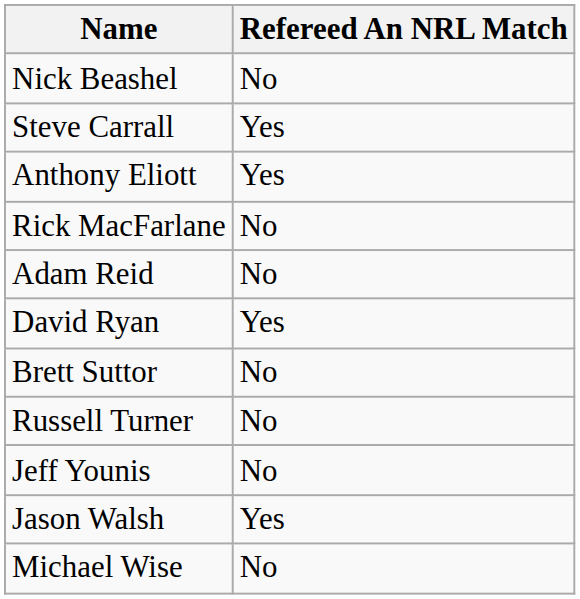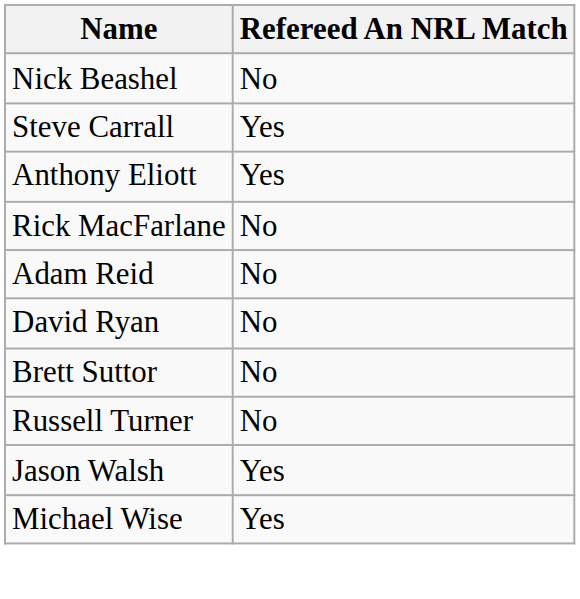(262, 322) Yes -> (259, 322) No
- row: (81, 469)
(259, 567) No -> (262, 518) Yes
